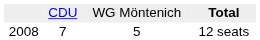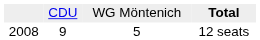(63, 31) 7 -> (63, 31) 9
